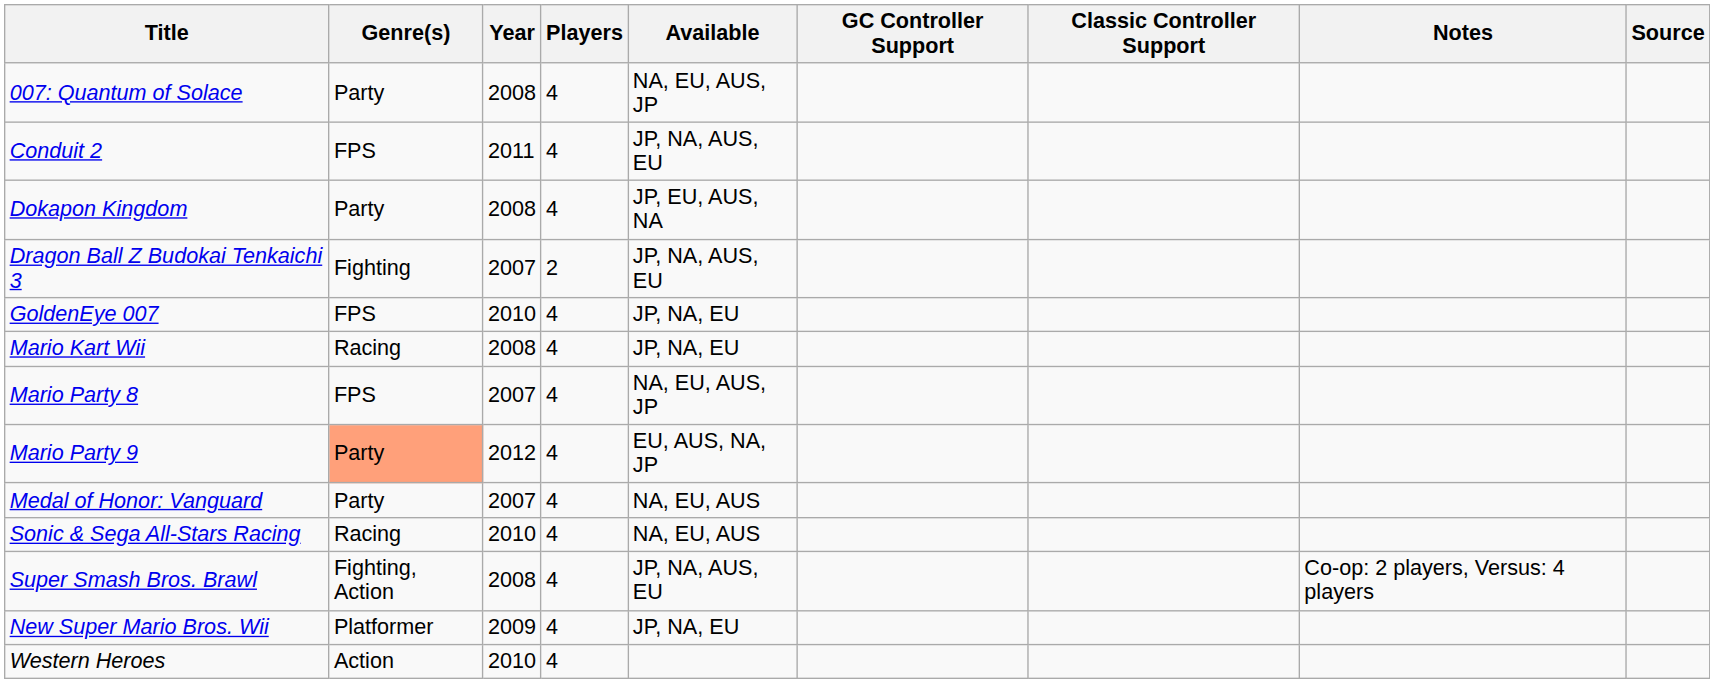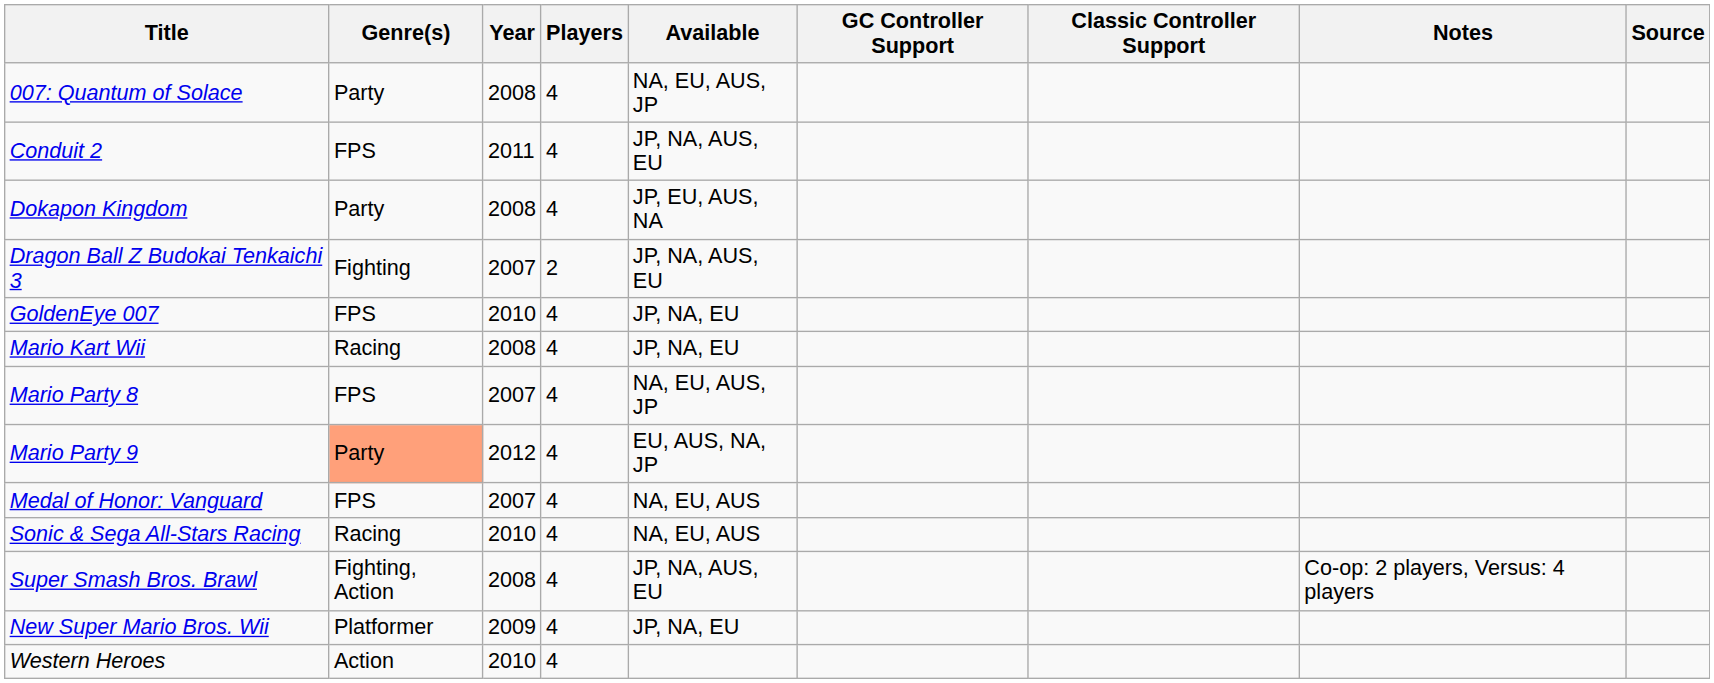(359, 500) Party -> (355, 500) FPS
